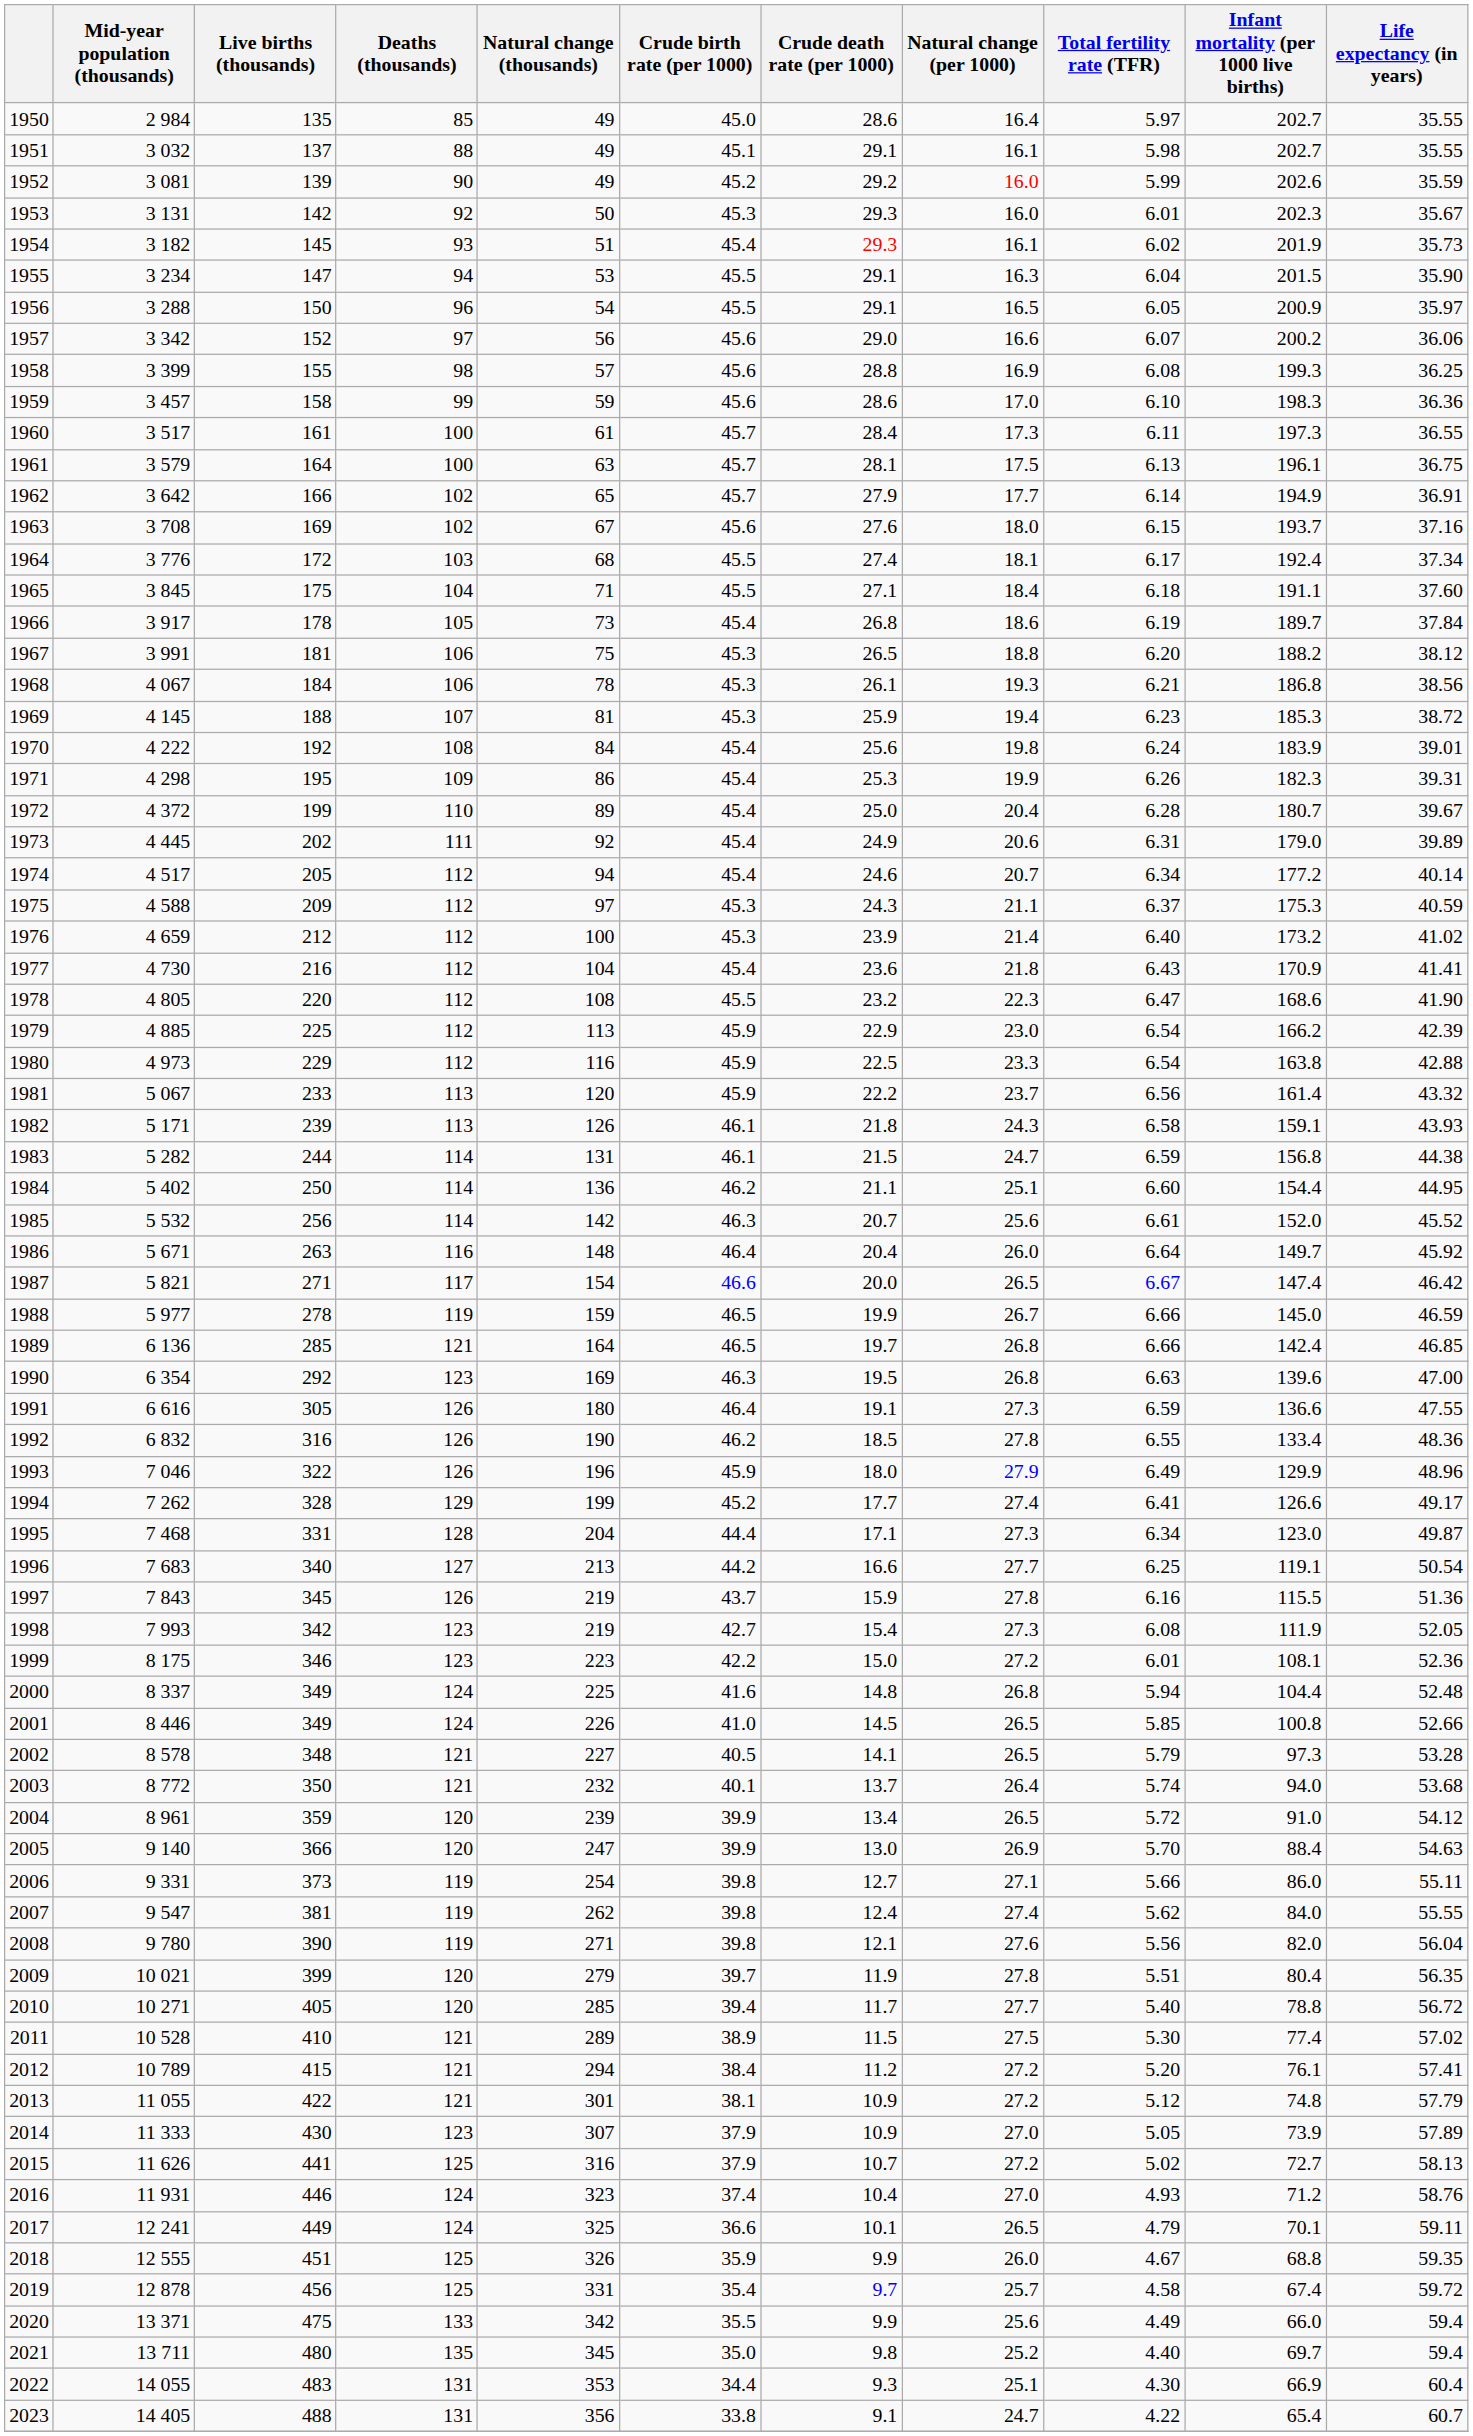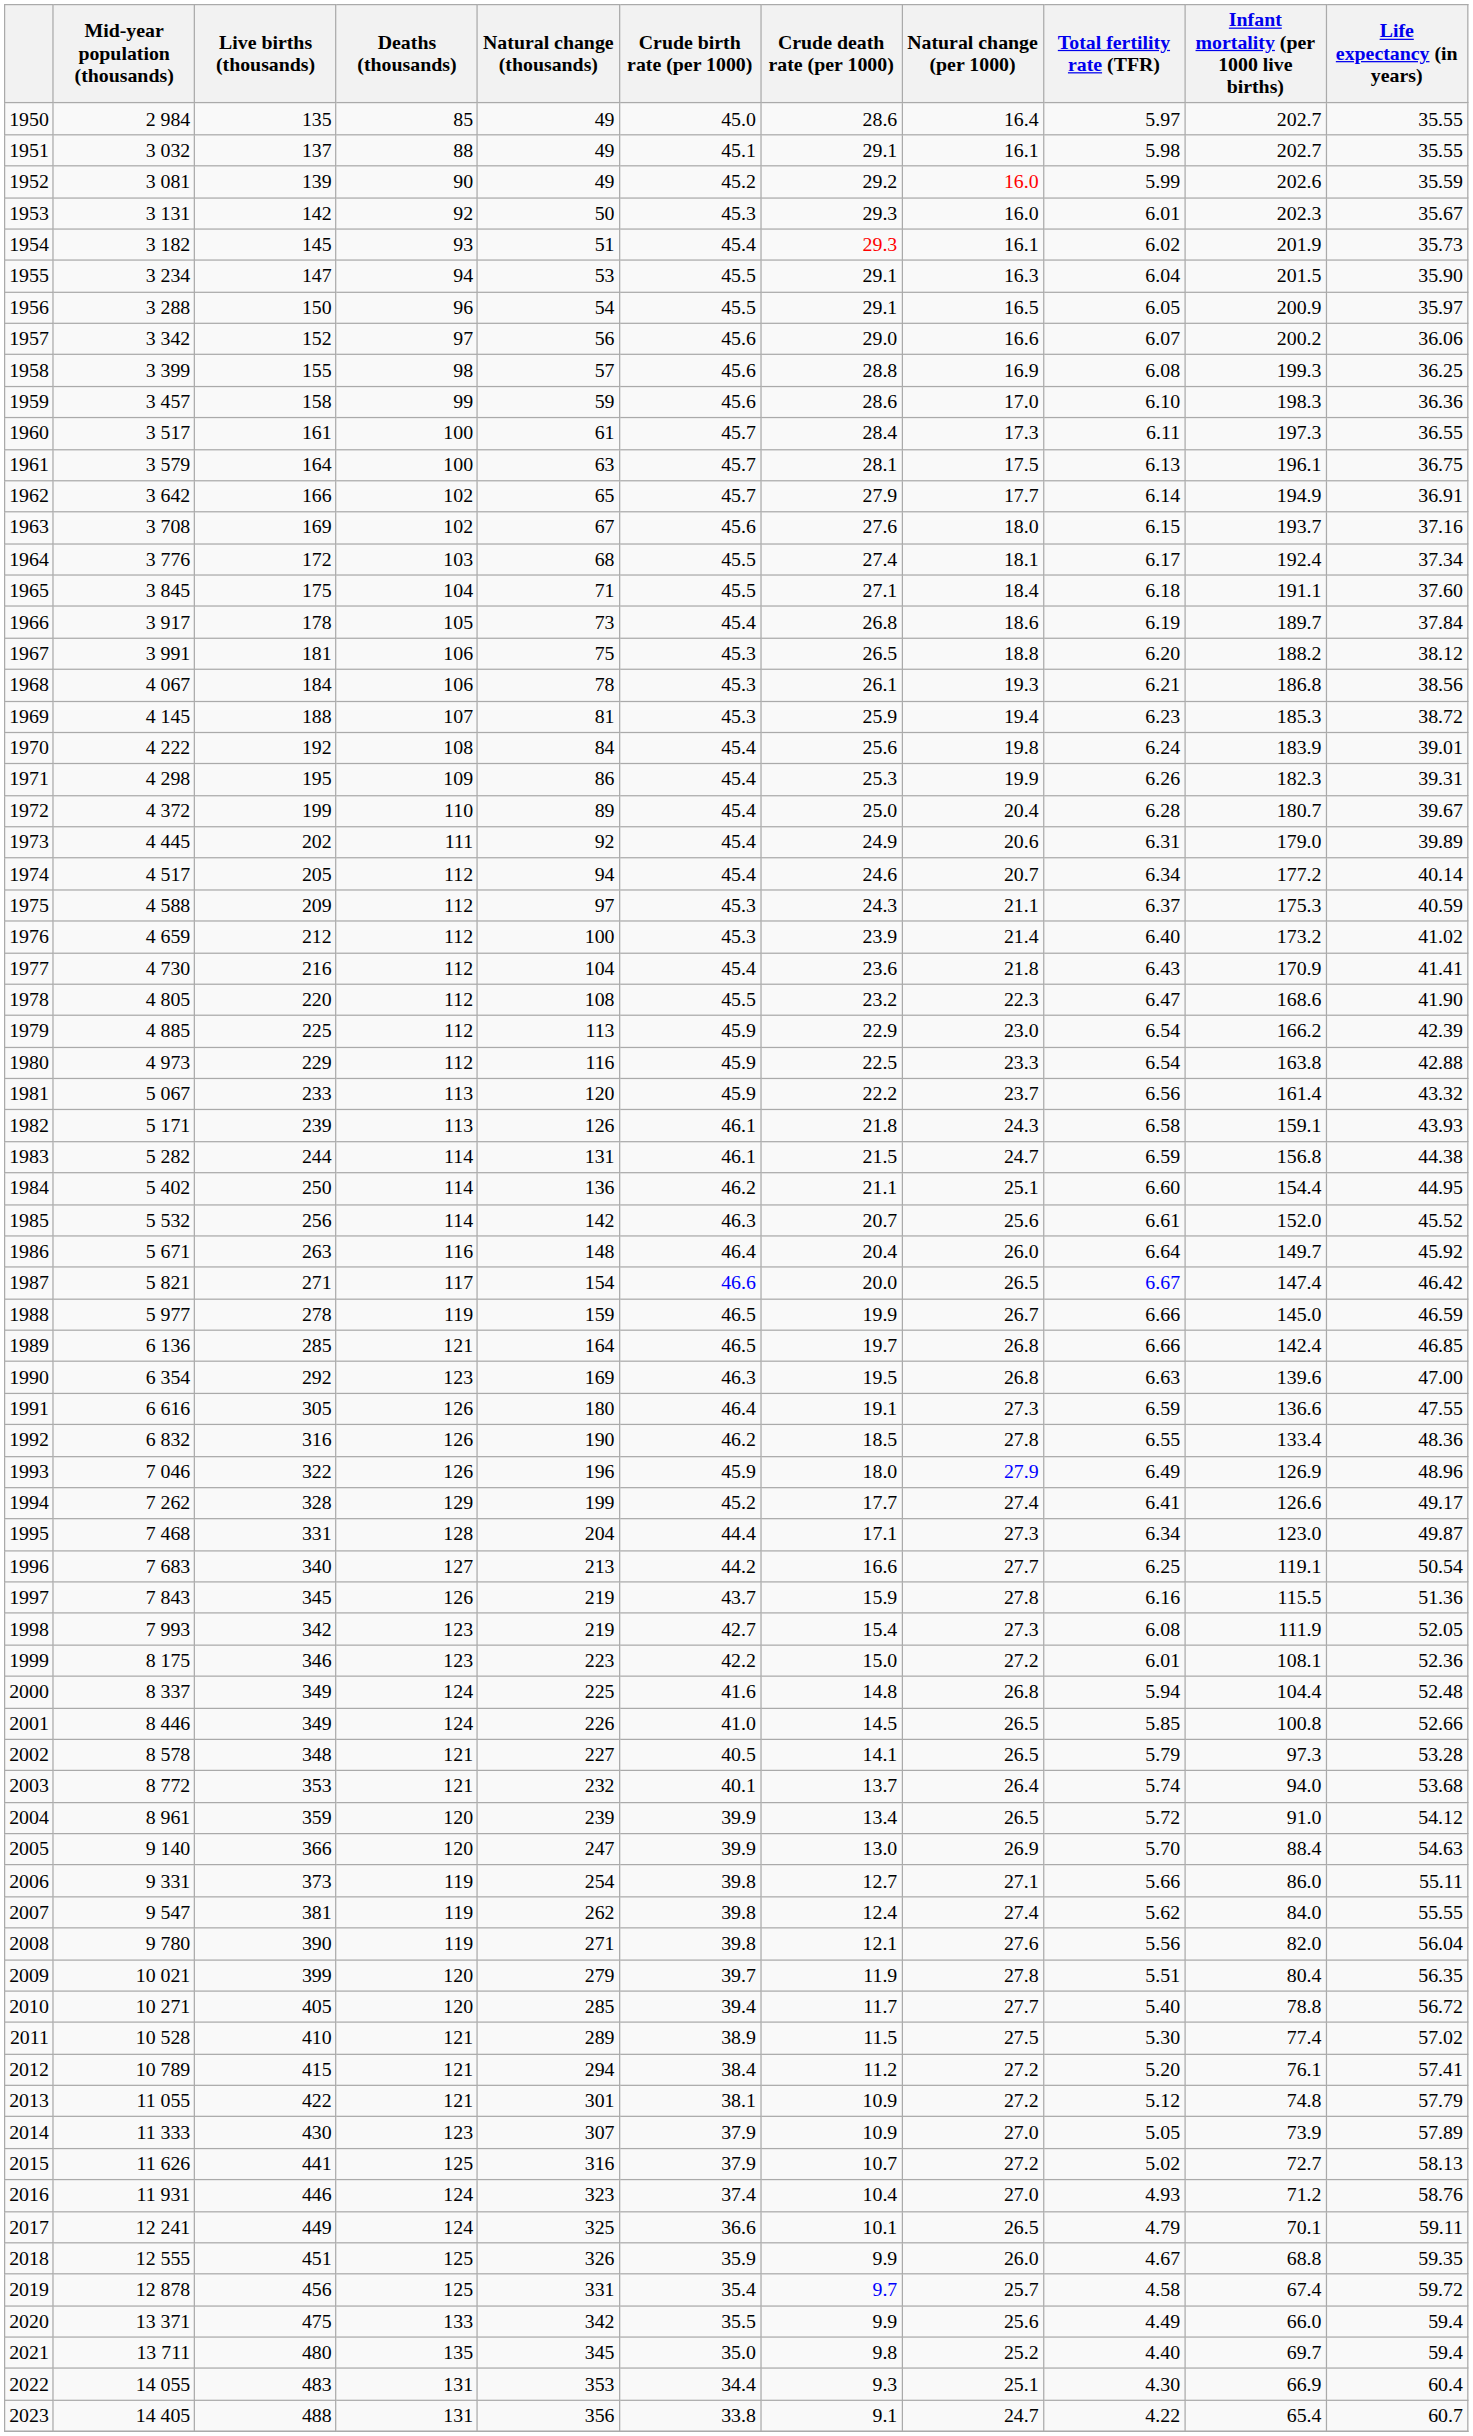(1299, 1471) 129.9 -> (1299, 1471) 126.9
(312, 1786) 350 -> (312, 1786) 353
